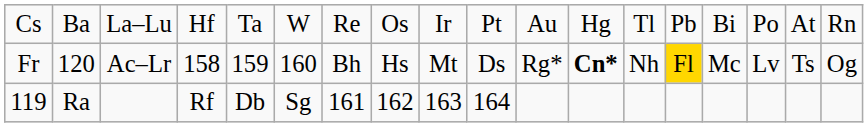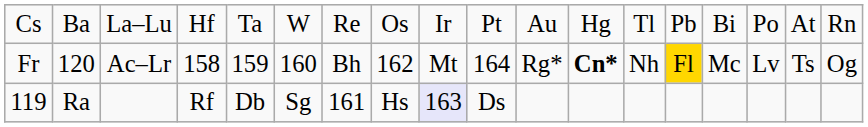(395, 63) Hs -> (395, 63) 162
(492, 63) Ds -> (492, 63) 164
(395, 102) 162 -> (395, 102) Hs
(443, 102) no background -> (443, 102) lavender background
(492, 102) 164 -> (492, 102) Ds
